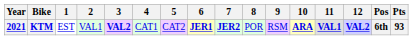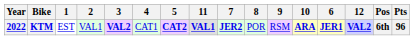columns swapped: (201, 12) <-> (329, 12)
(16, 27) 2021 -> (16, 27) 2022
(174, 27) normal -> (175, 27) bold
(399, 27) 93 -> (401, 27) 96
